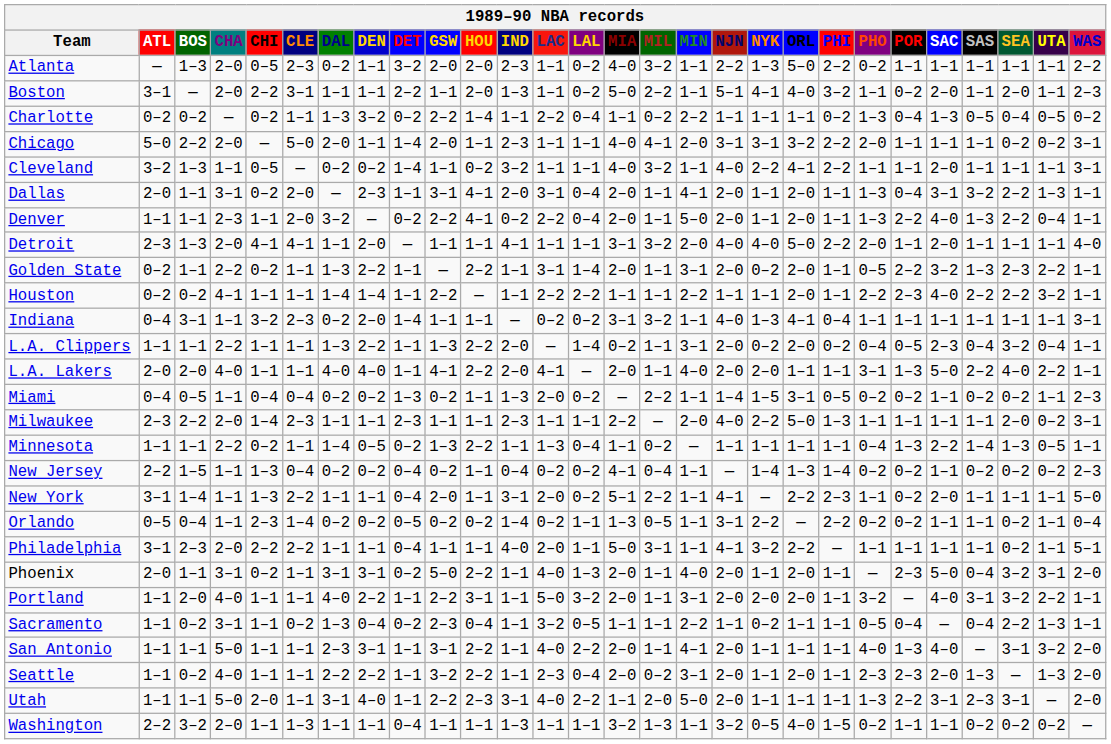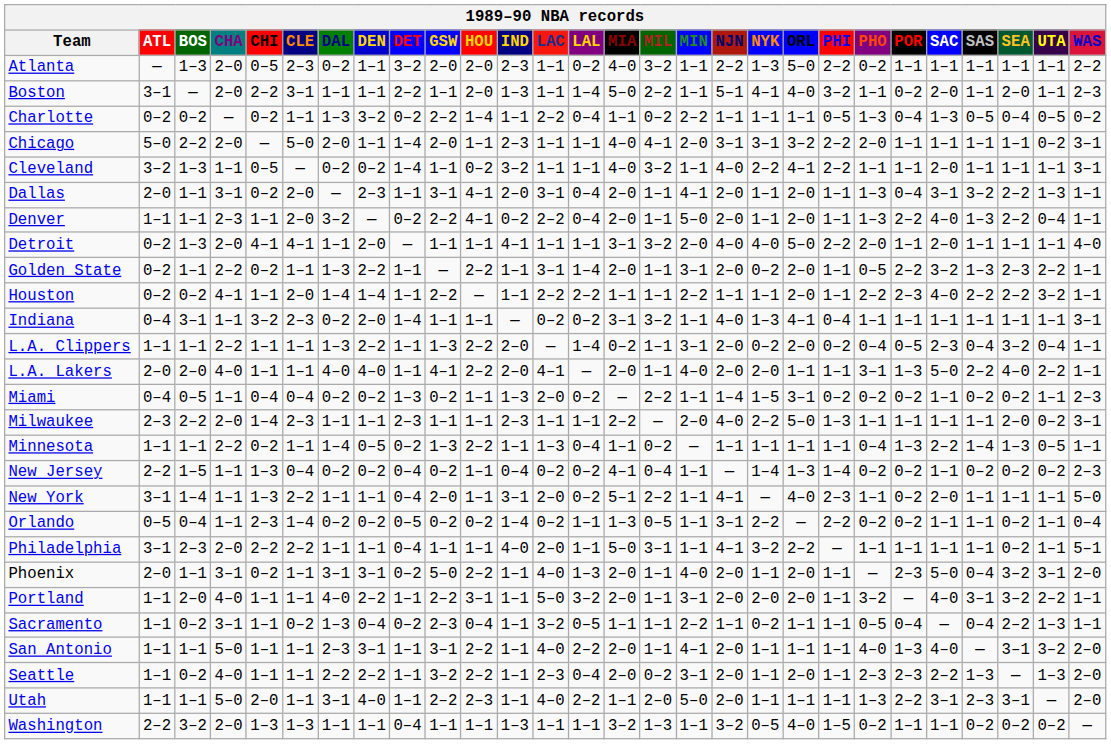(586, 94) 0–2 -> (586, 94) 1–4
(837, 119) 0–2 -> (837, 119) 0–5
(1016, 144) 0–2 -> (1016, 144) 1–1
(157, 246) 2–3 -> (157, 246) 0–2
(300, 296) 1–1 -> (300, 296) 2–0
(837, 397) 0–5 -> (837, 397) 0–2
(801, 499) 2–2 -> (801, 499) 4–0
(944, 676) 2–0 -> (944, 676) 2–2
(515, 701) 3–1 -> (515, 701) 1–1
(264, 727) 1–1 -> (264, 727) 1–3
